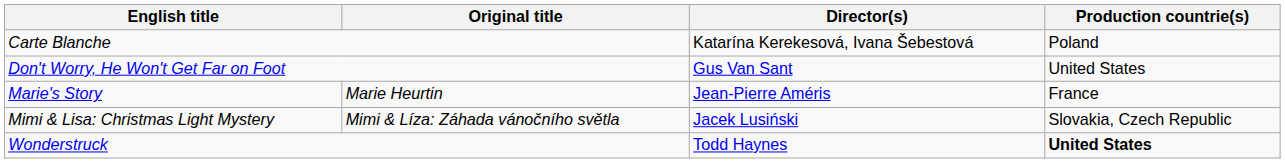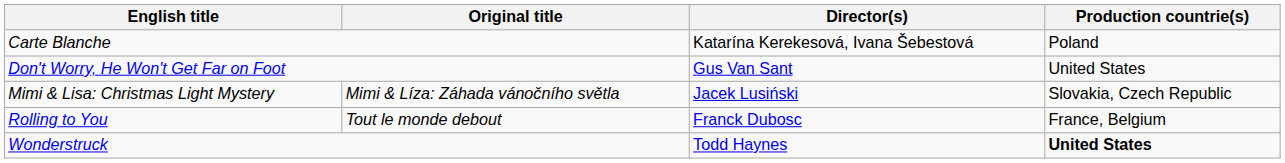- row: (55, 94)
+ row: (58, 119)
